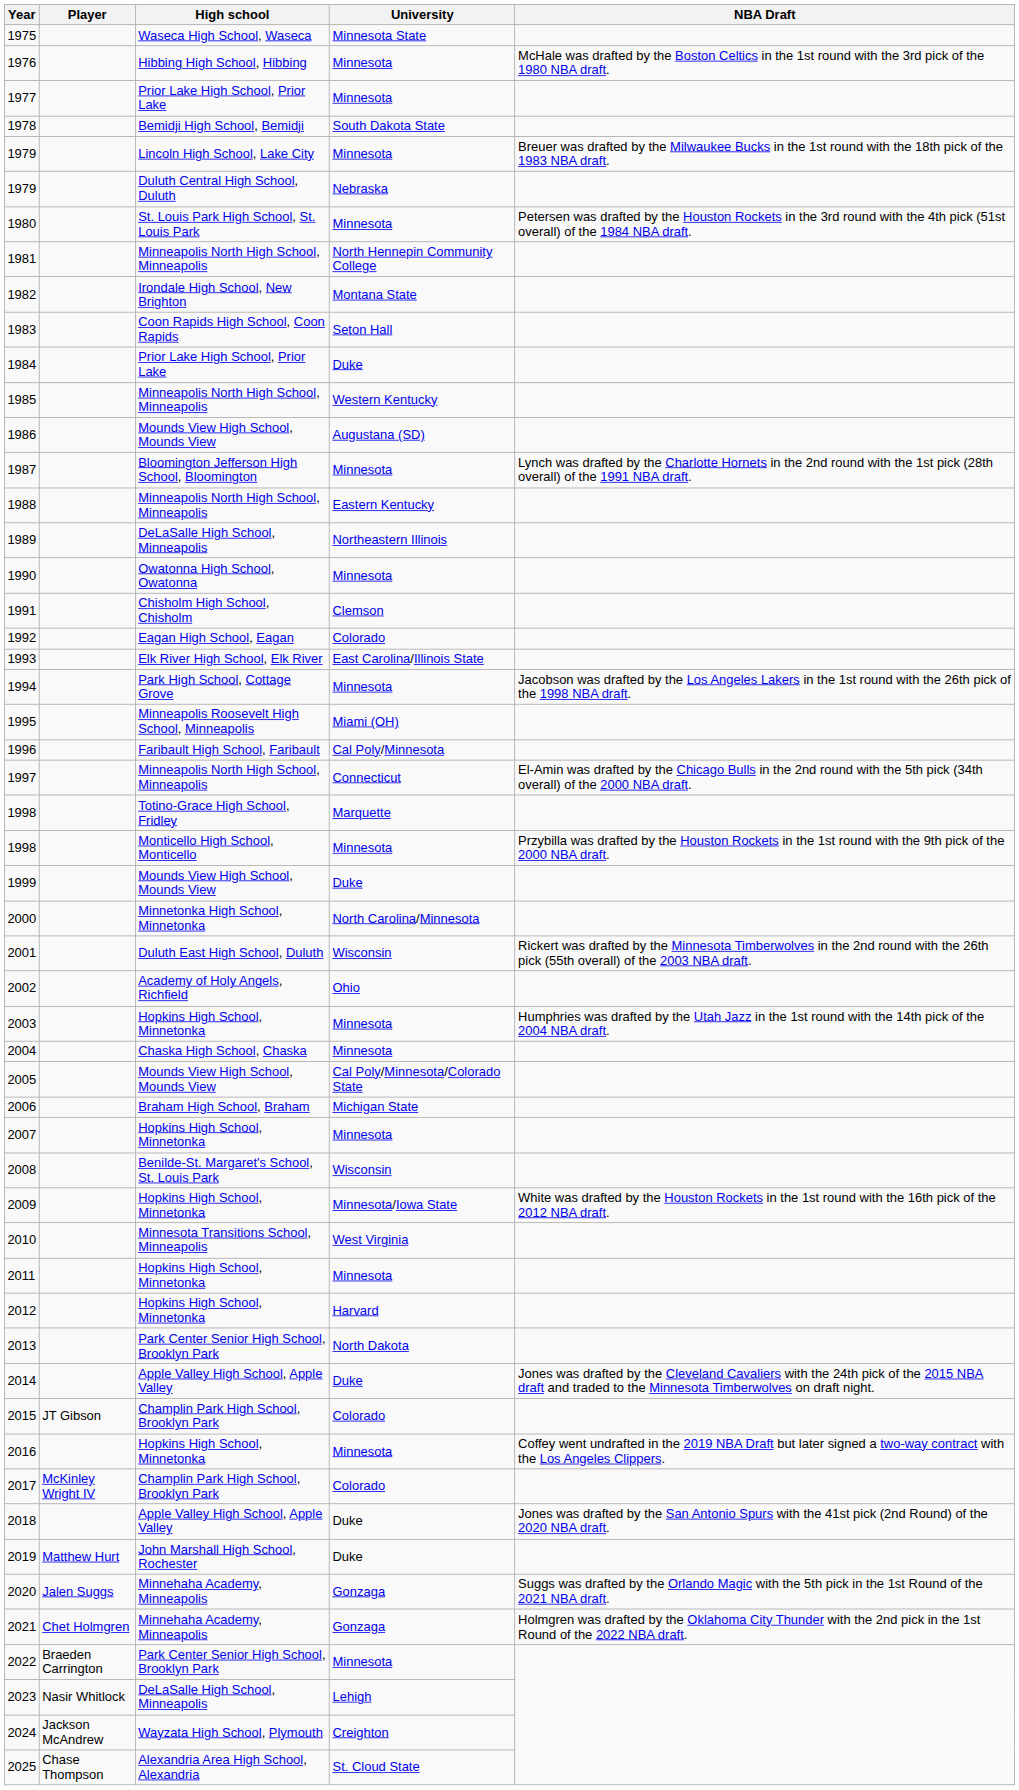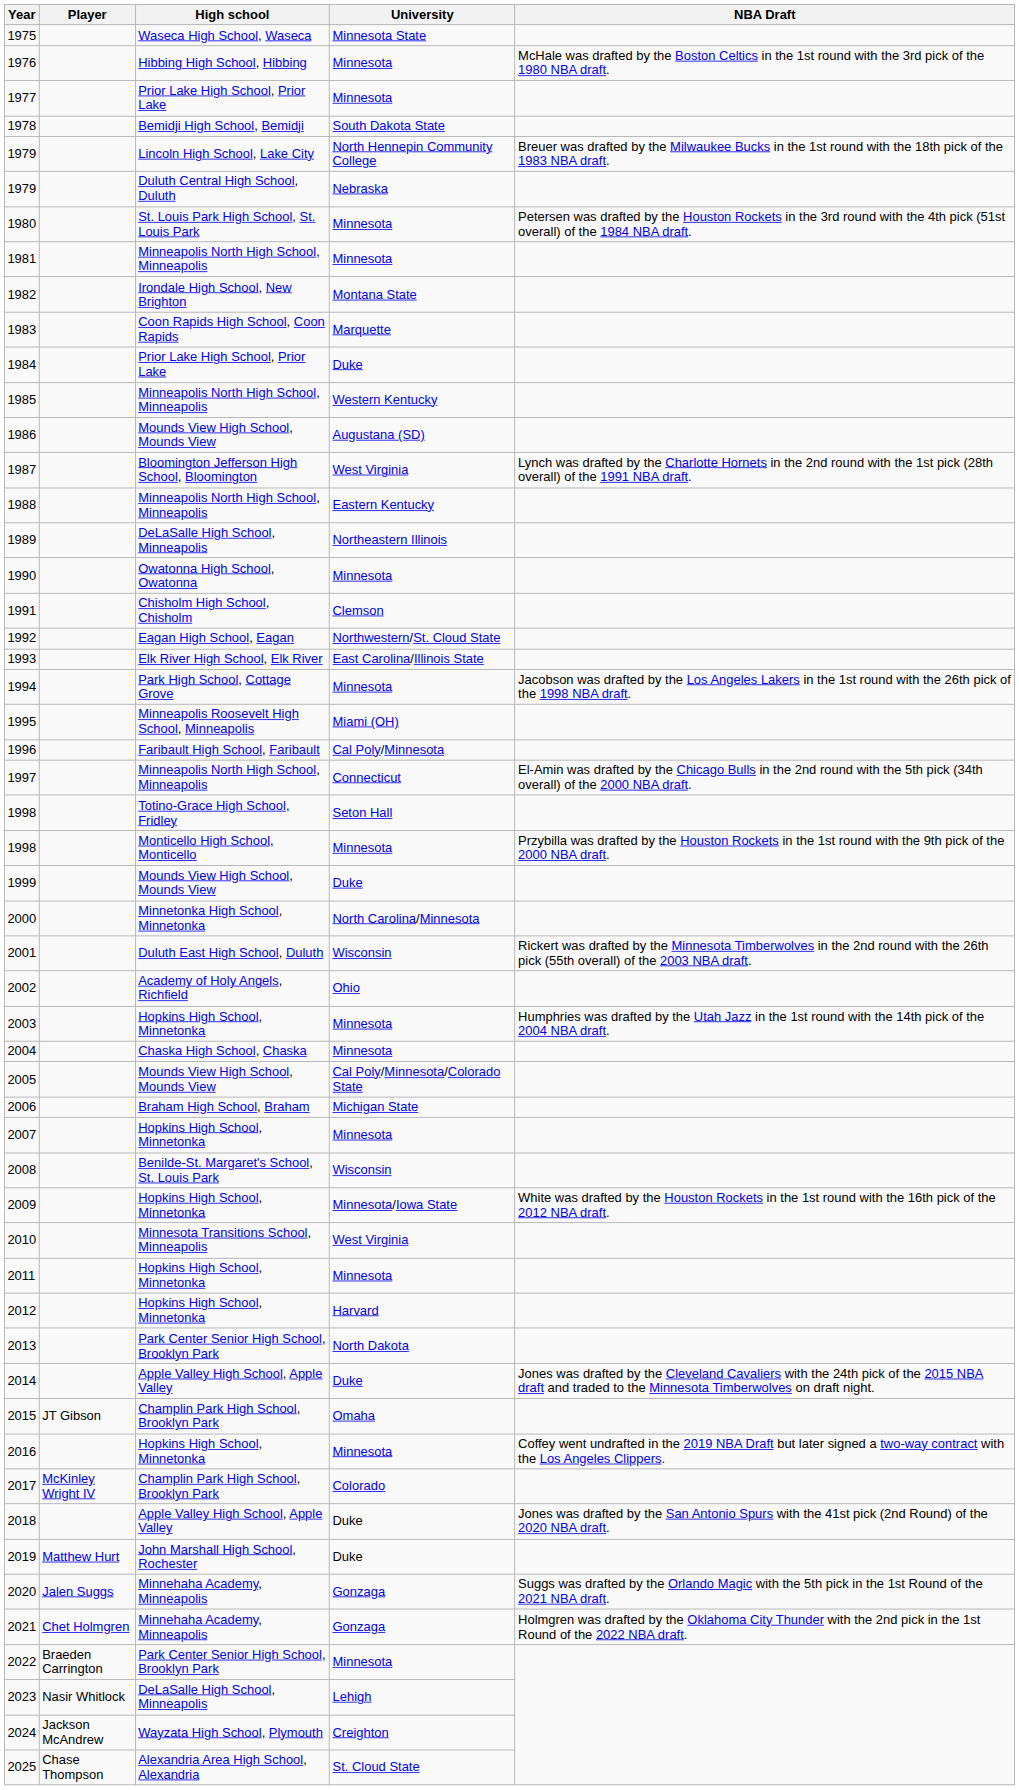(362, 153) Minnesota -> (412, 153) North Hennepin Community College
(412, 259) North Hennepin Community College -> (362, 259) Minnesota
(362, 329) Seton Hall -> (362, 329) Marquette
(362, 470) Minnesota -> (370, 470) West Virginia
(359, 638) Colorado -> (416, 638) Northwestern/St. Cloud State
(362, 812) Marquette -> (362, 812) Seton Hall
(359, 1416) Colorado -> (354, 1416) Omaha
